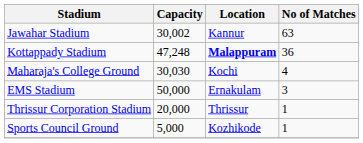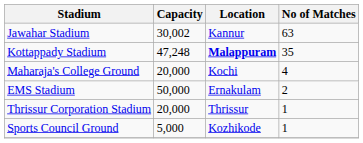(288, 52) 36 -> (288, 52) 35
(173, 71) 30,030 -> (173, 71) 20,000
(285, 90) 3 -> (285, 90) 2
